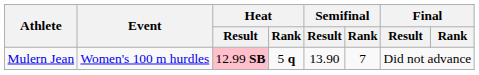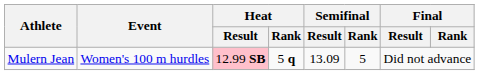(324, 58) 13.90 -> (324, 58) 13.09
(363, 58) 7 -> (363, 58) 5
